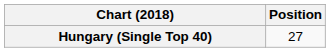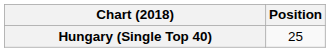(296, 36) 27 -> (296, 36) 25
